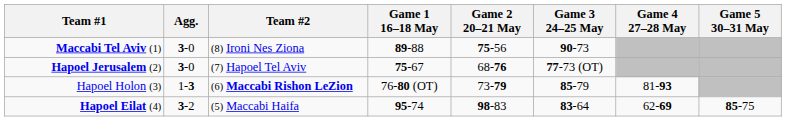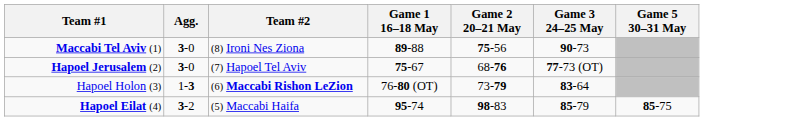- column: (657, 21)
(575, 86) 85-79 -> (575, 86) 83-64
(575, 106) 83-64 -> (575, 106) 85-79
